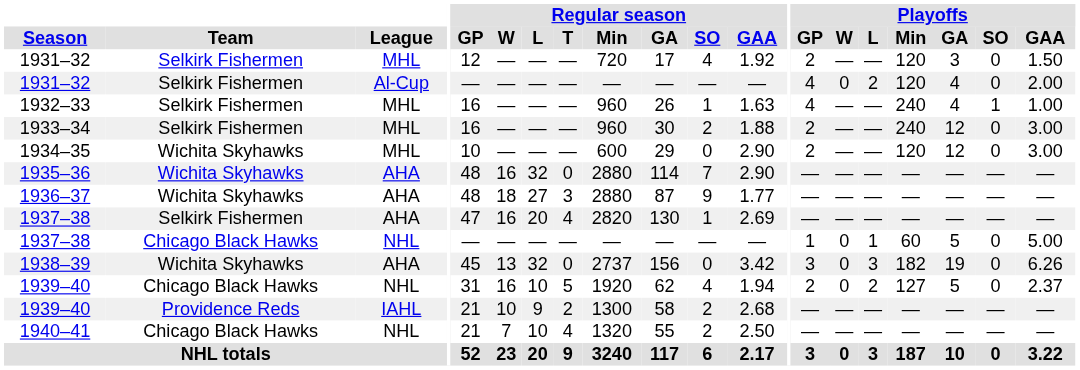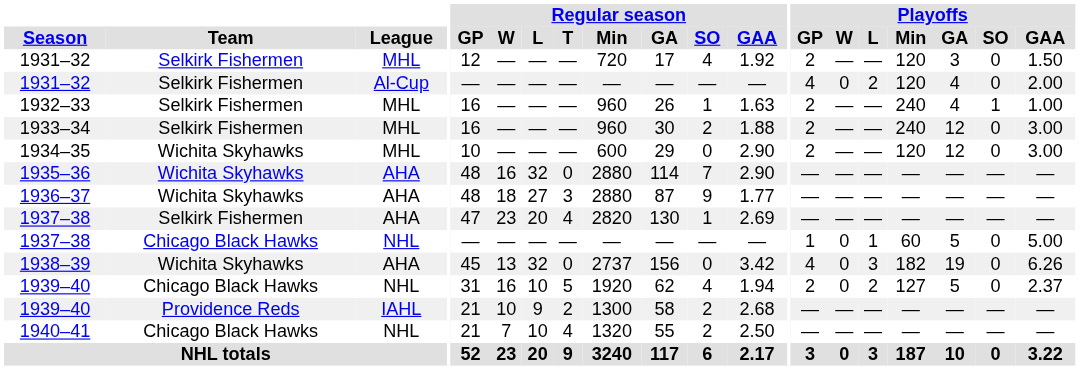(810, 105) 4 -> (810, 105) 2
(506, 218) 16 -> (506, 218) 23
(810, 263) 3 -> (810, 263) 4
